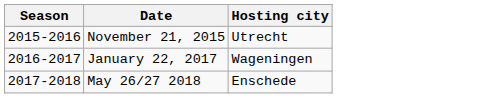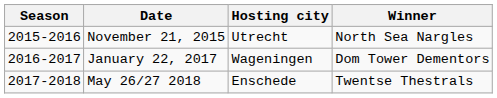+ column: (412, 16)
